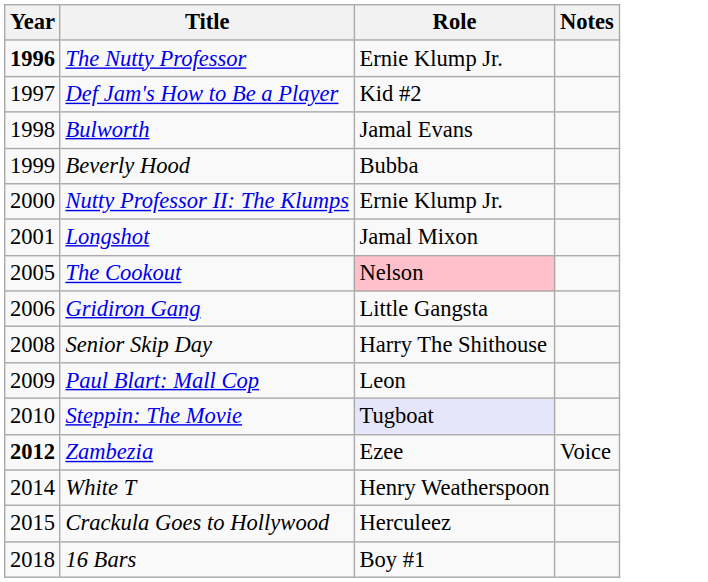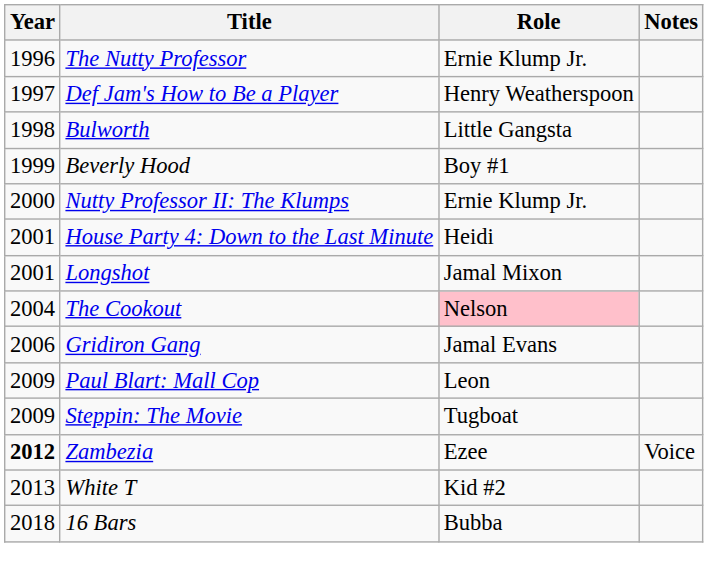(32, 58) bold -> (32, 58) normal
(391, 93) Kid #2 -> (539, 93) Henry Weatherspoon
(416, 129) Jamal Evans -> (508, 129) Little Gangsta
(389, 165) Bubba -> (477, 165) Boy #1
+ row: (249, 237)
(32, 272) 2005 -> (32, 308) 2004
(424, 308) Little Gangsta -> (500, 344) Jamal Evans
- row: (139, 344)
(32, 415) 2010 -> (32, 415) 2009
(397, 415) lavender background -> (481, 415) no background
(32, 487) 2014 -> (32, 487) 2013
(455, 487) Henry Weatherspoon -> (475, 487) Kid #2
- row: (197, 523)
(392, 559) Boy #1 -> (473, 523) Bubba
